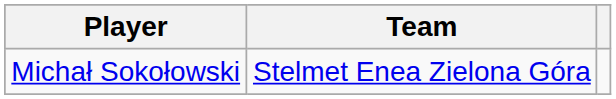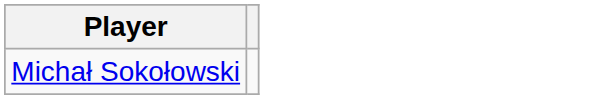- column: (422, 26)
